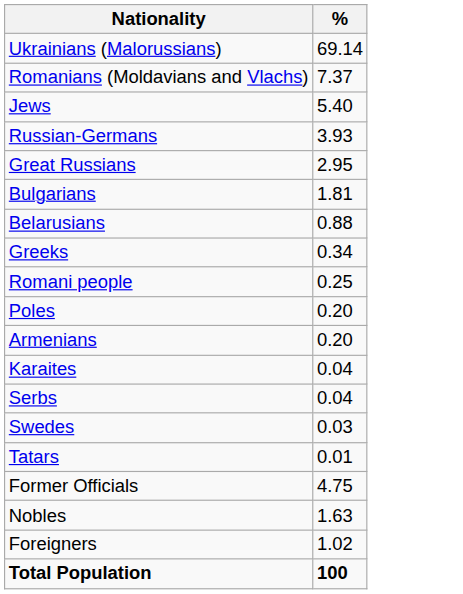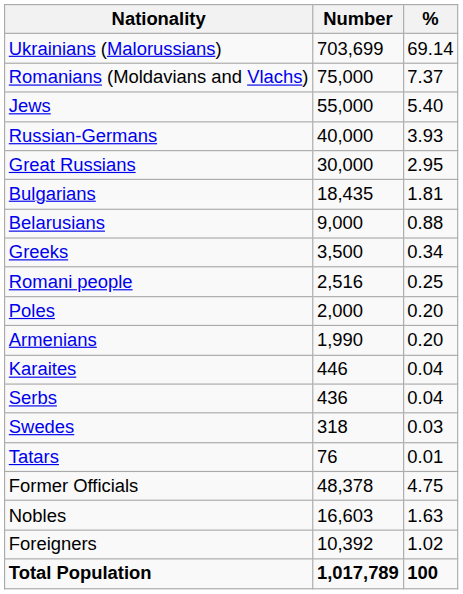+ column: (358, 19)
